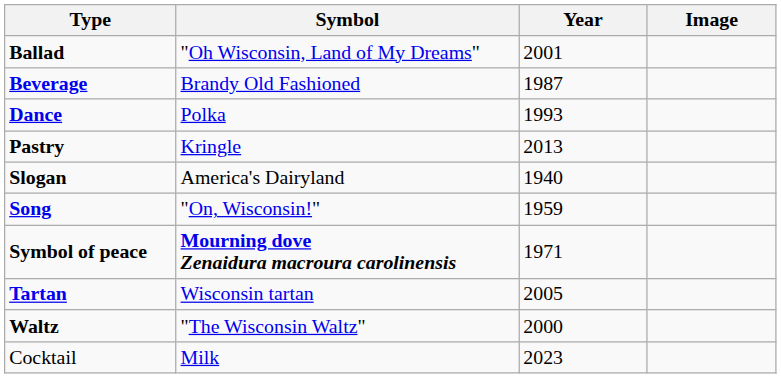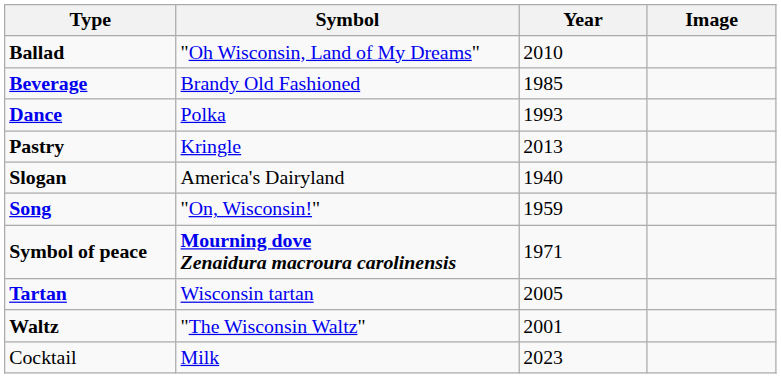(543, 51) 2001 -> (543, 51) 2010
(543, 83) 1987 -> (543, 83) 1985
(543, 325) 2000 -> (543, 325) 2001
